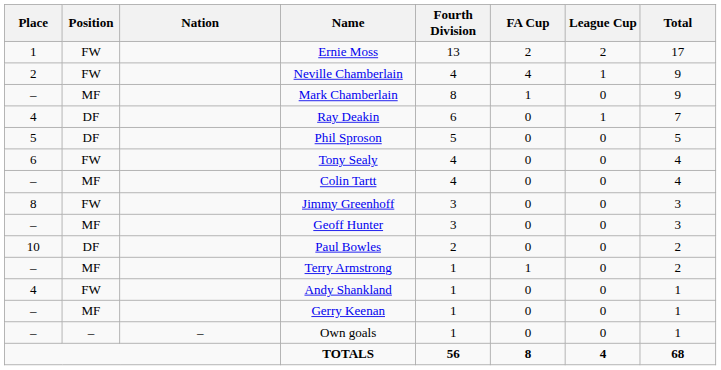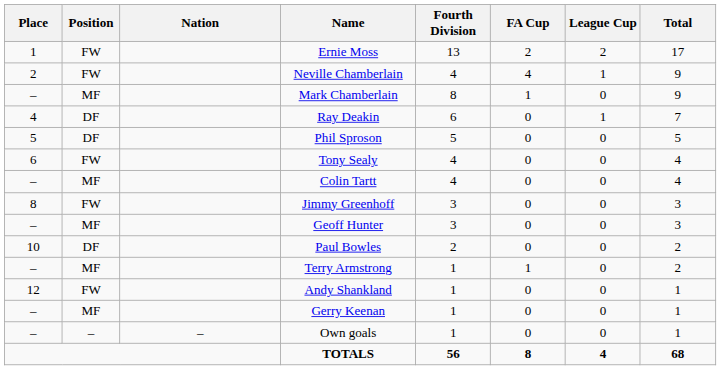(33, 289) 4 -> (33, 289) 12
